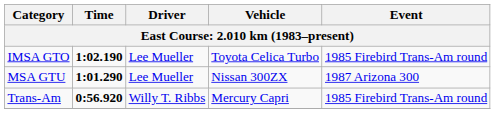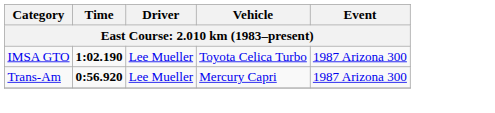(406, 56) 1985 Firebird Trans-Am round -> (360, 56) 1987 Arizona 300
- row: (36, 77)
(167, 98) Willy T. Ribbs -> (161, 77) Lee Mueller
(406, 98) 1985 Firebird Trans-Am round -> (360, 77) 1987 Arizona 300
